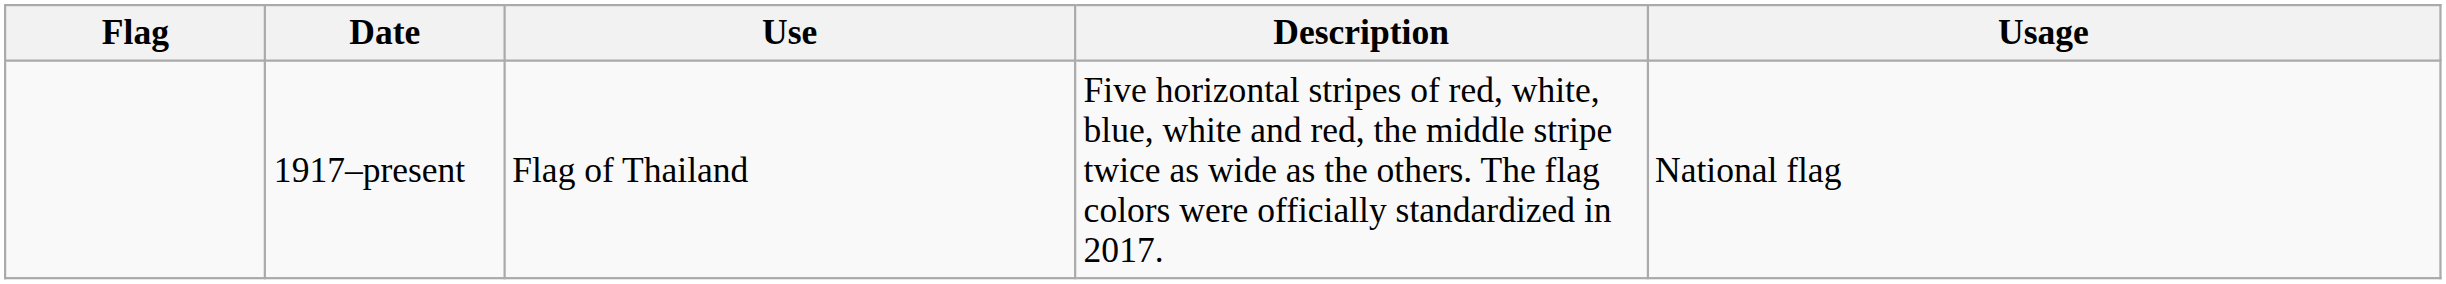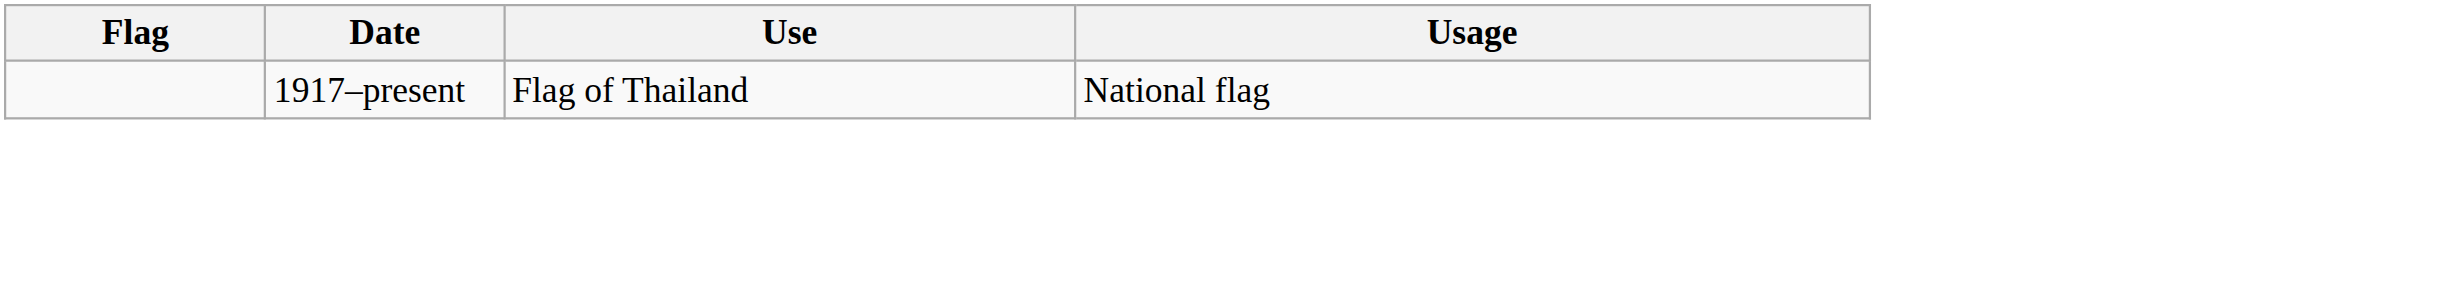- column: (1361, 32)
